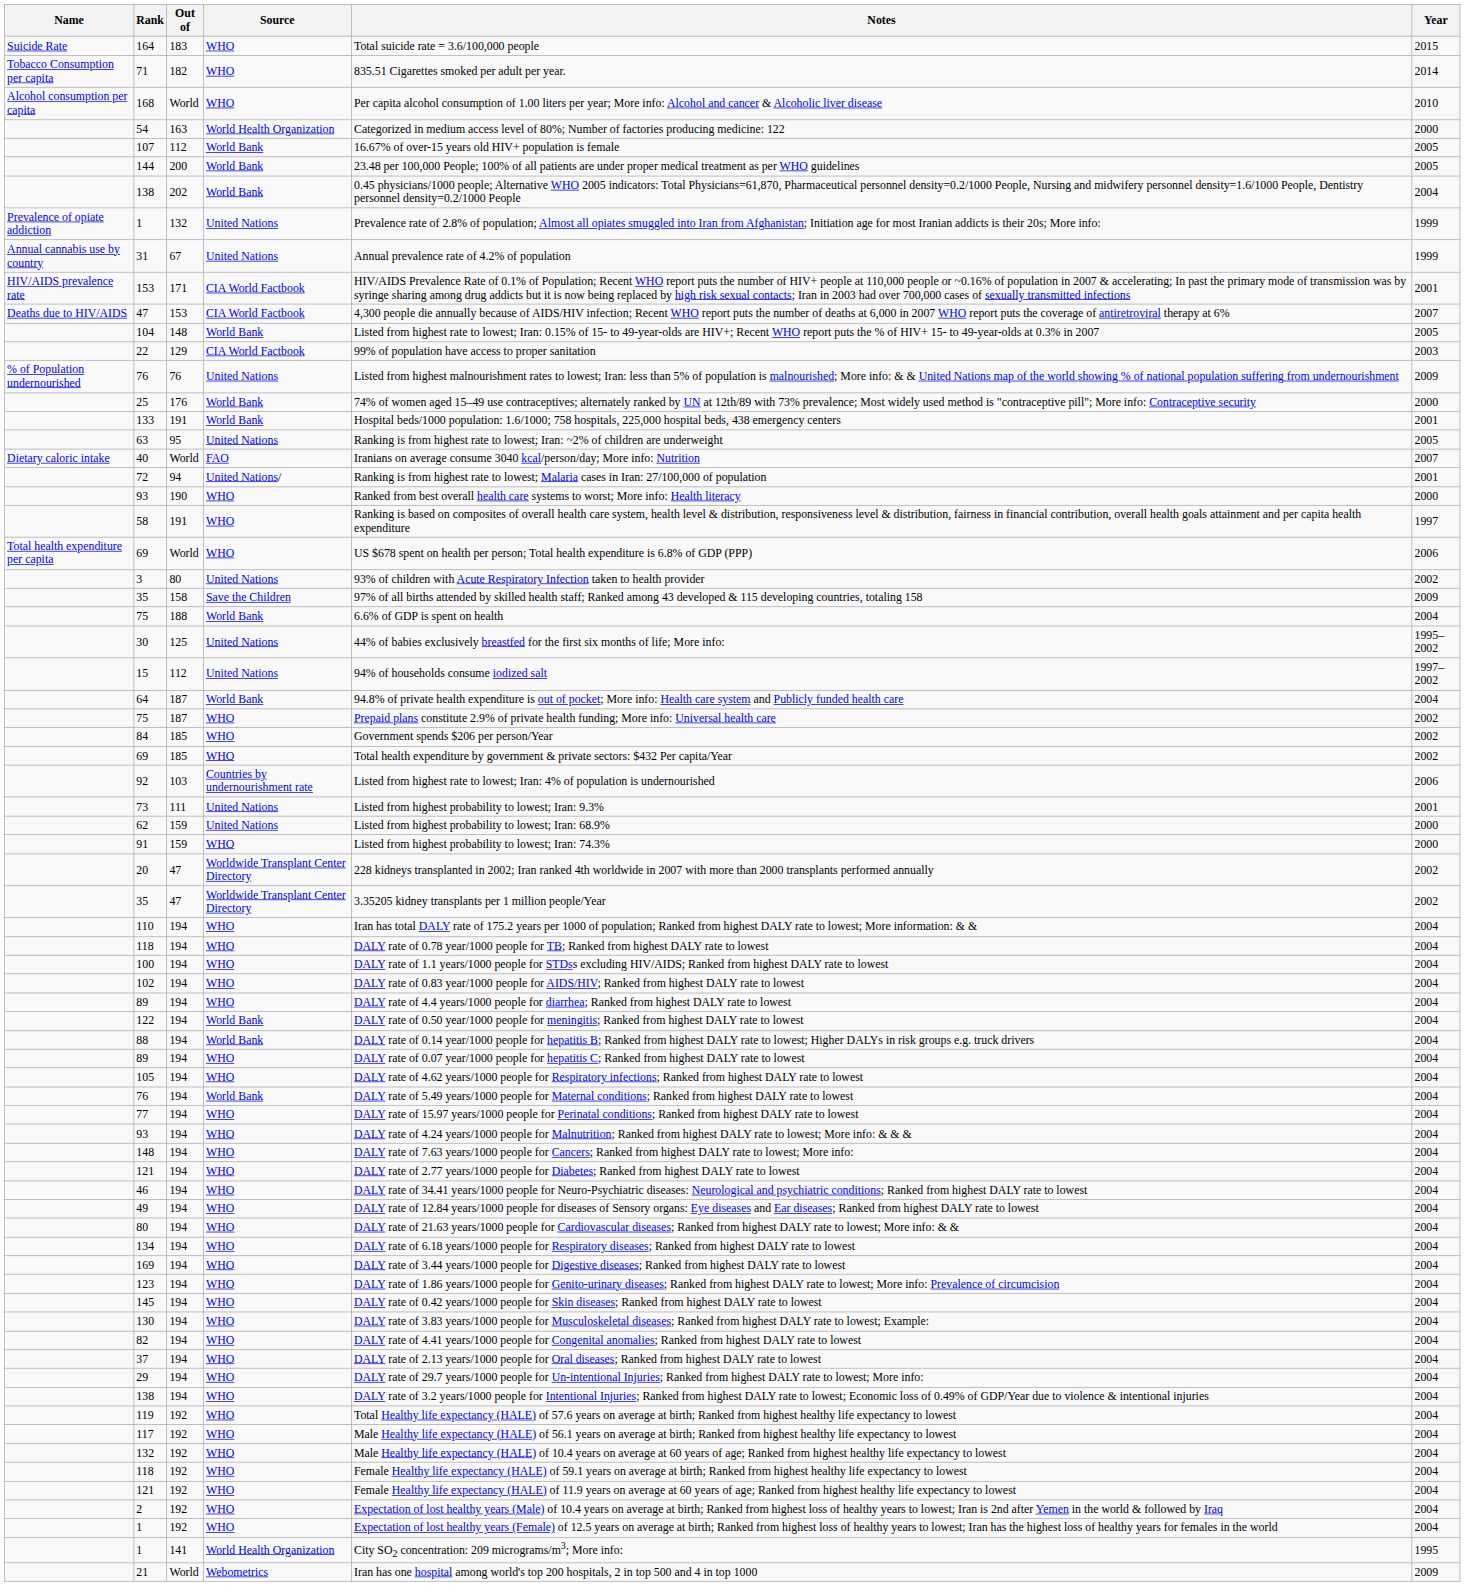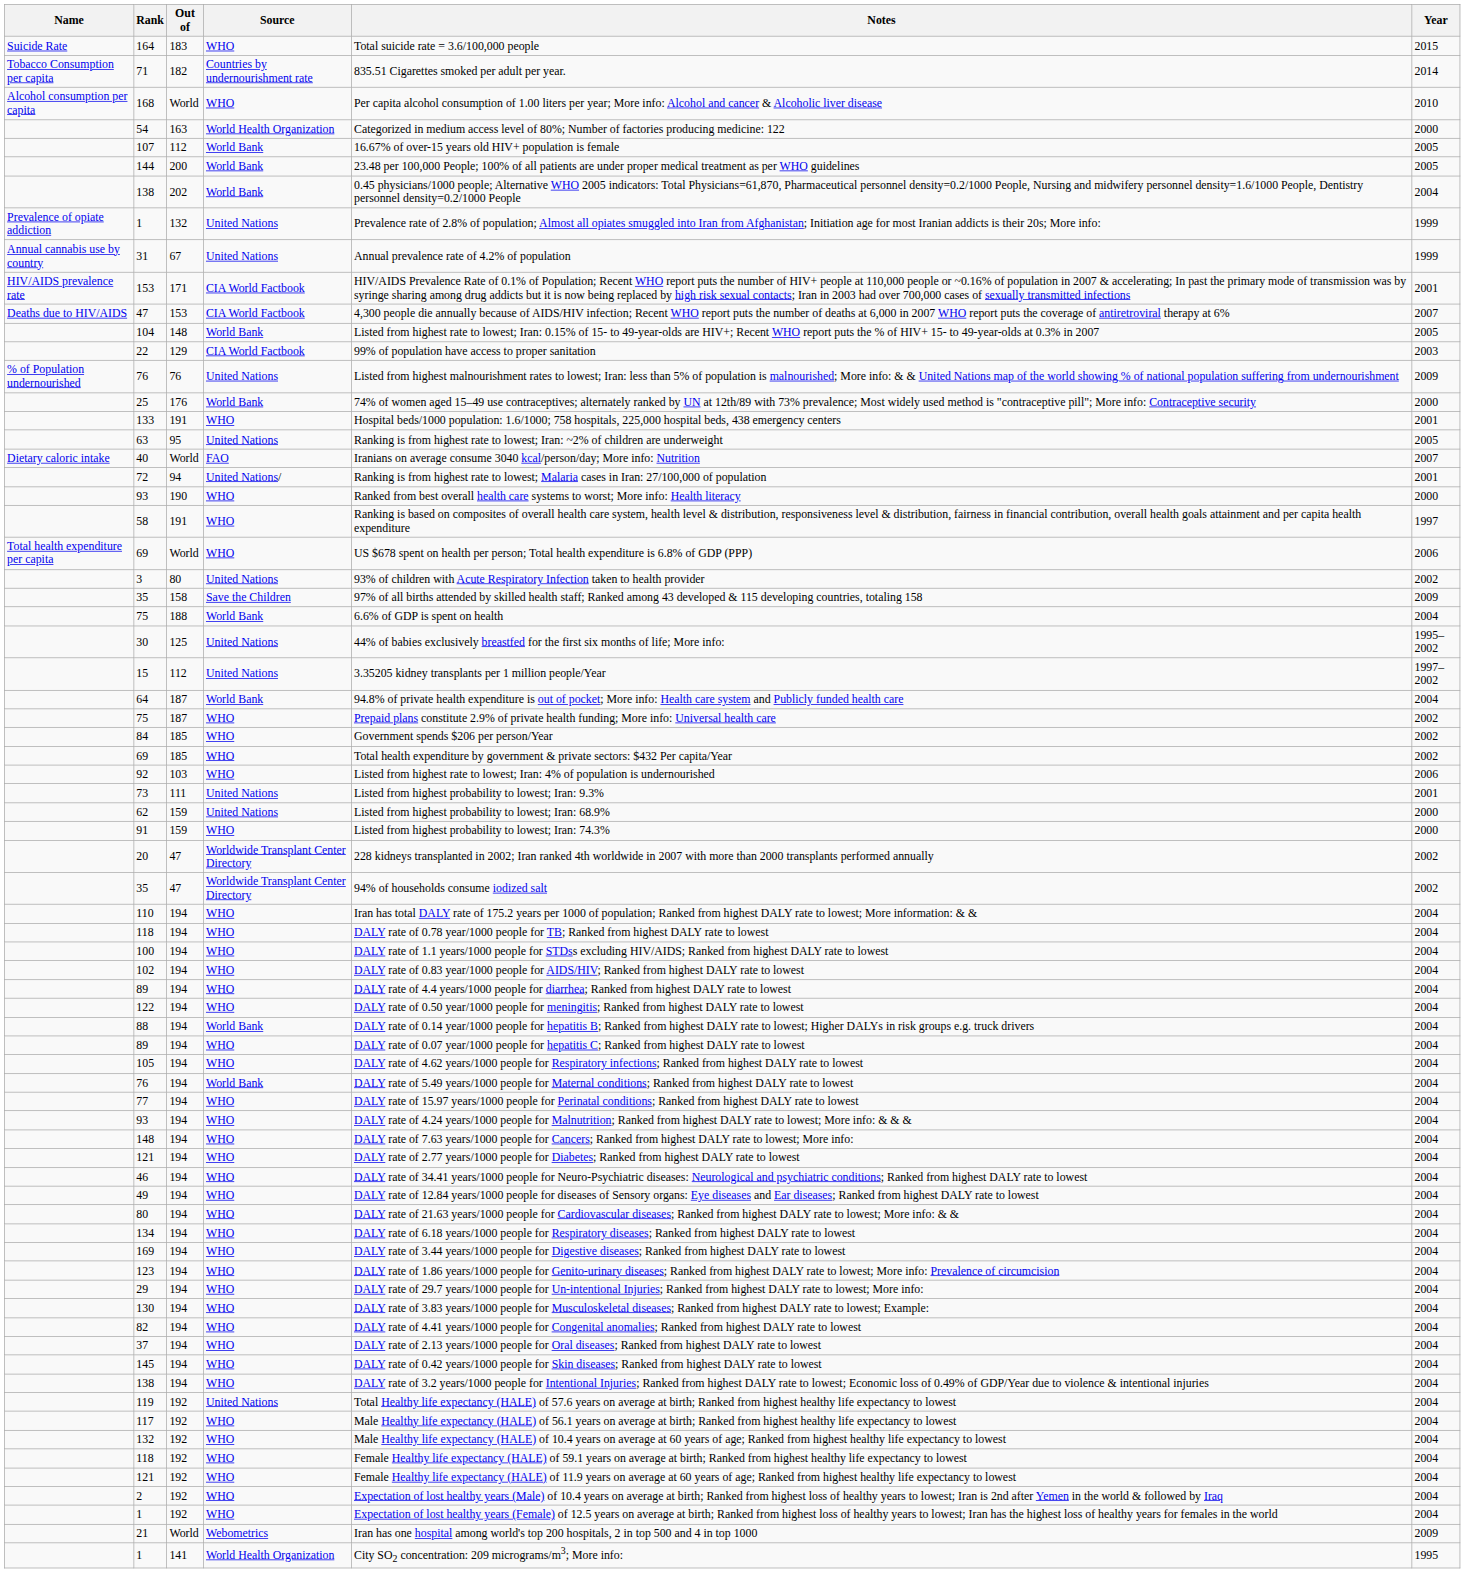(220, 71) WHO -> (259, 71) Countries by undernourishment rate
(235, 420) World Bank -> (220, 420) WHO
(451, 674) 94% of households consume iodized salt -> (480, 674) 3.35205 kidney transplants per 1 million people/Year
(259, 781) Countries by undernourishment rate -> (220, 774) WHO
(480, 901) 3.35205 kidney transplants per 1 million people/Year -> (451, 888) 94% of households consume iodized salt
(235, 1021) World Bank -> (220, 1007) WHO
rows swapped: (145, 1302) <-> (142, 1377)
(220, 1415) WHO -> (242, 1402) United Nations
rows swapped: (139, 1550) <-> (142, 1571)
